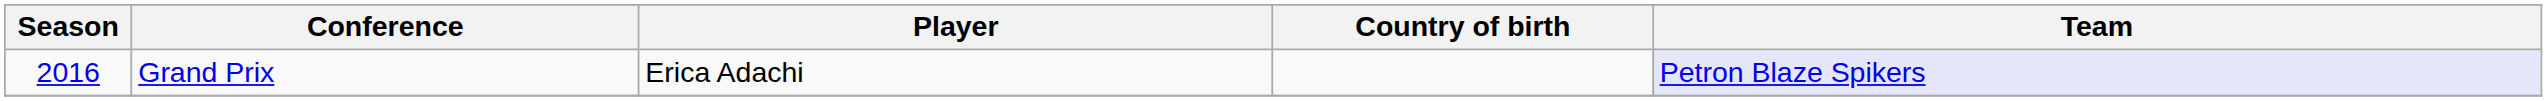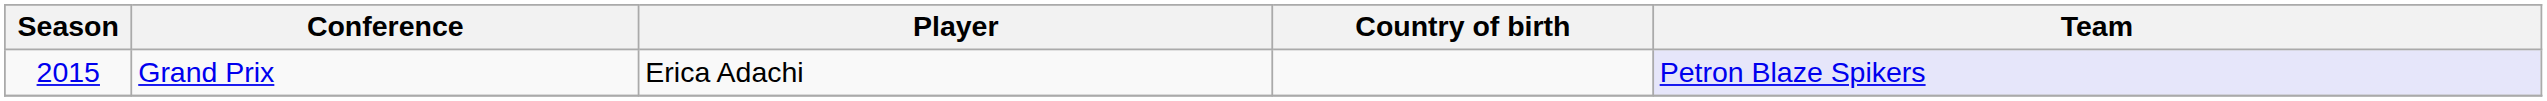(68, 72) 2016 -> (68, 72) 2015
